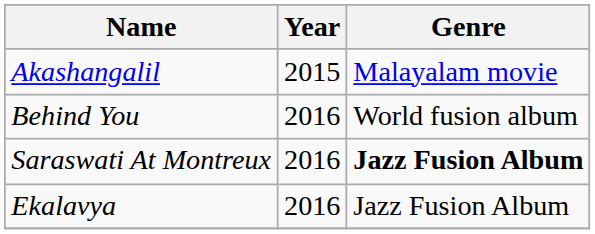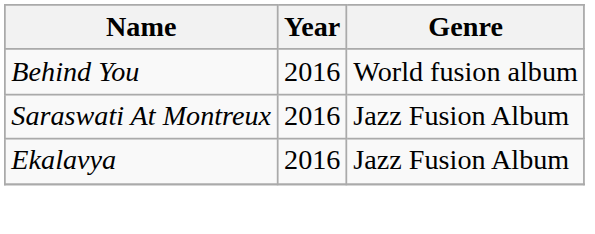- row: (86, 71)
(468, 160) bold -> (461, 116) normal
